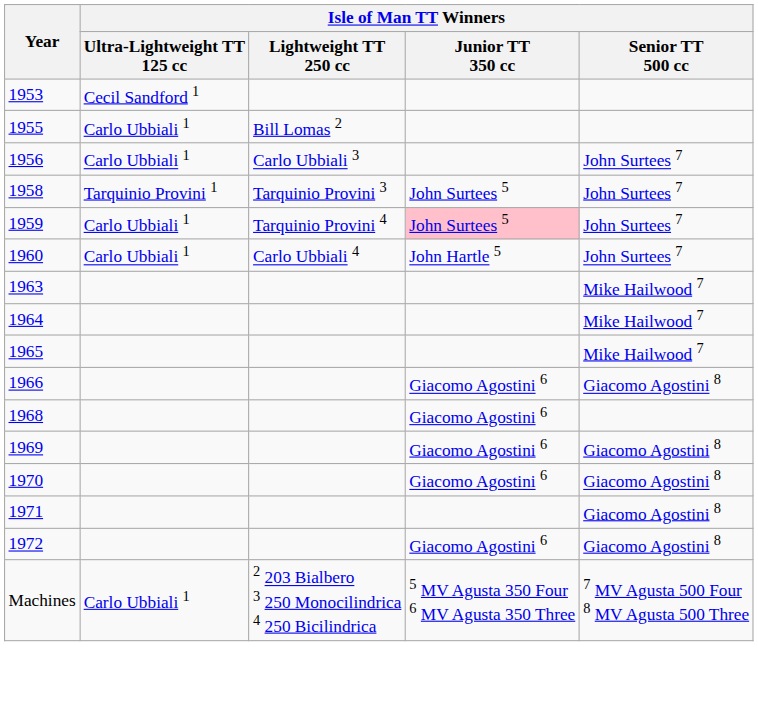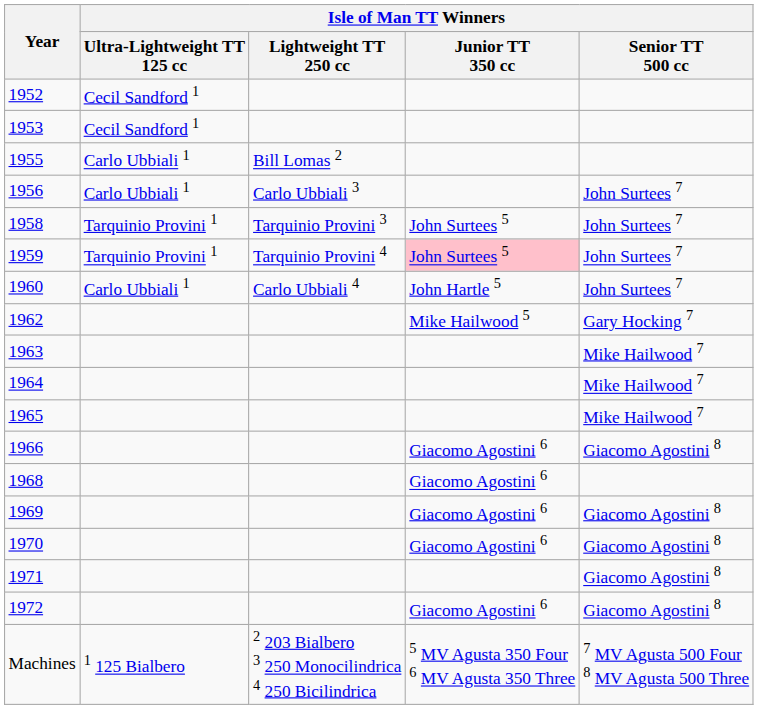+ row: (26, 94)
(137, 223) Carlo Ubbiali 1 -> (151, 255) Tarquinio Provini 1
+ row: (26, 319)
(137, 600) Carlo Ubbiali 1 -> (134, 664) 1 125 Bialbero
